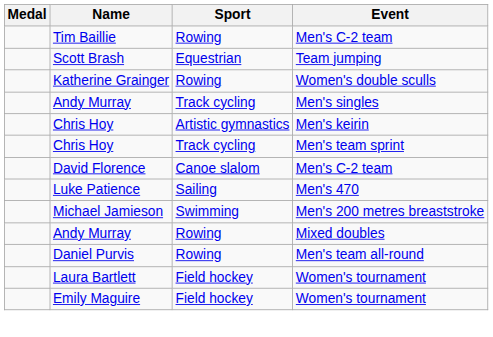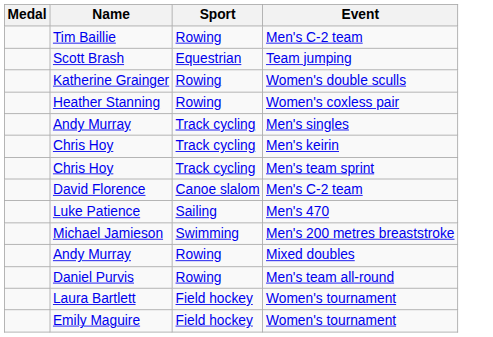+ row: (106, 102)
(233, 124) Artistic gymnastics -> (215, 146) Track cycling
